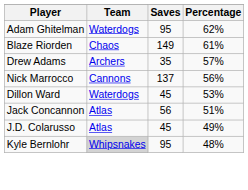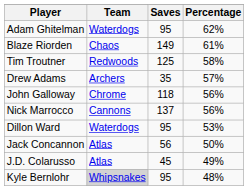+ row: (36, 62)
+ row: (41, 95)
(165, 95) 45 -> (165, 128) 95
(213, 111) 51% -> (213, 144) 50%
